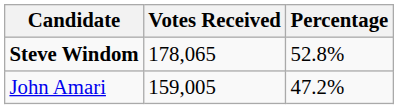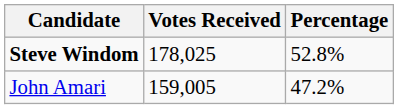(182, 53) 178,065 -> (182, 53) 178,025
